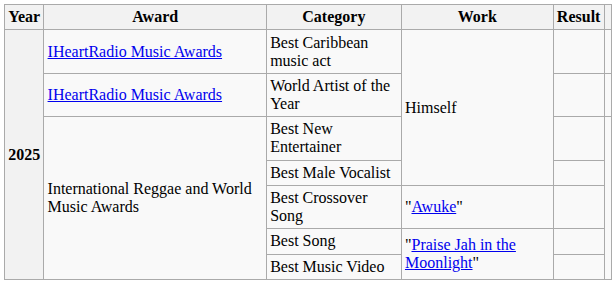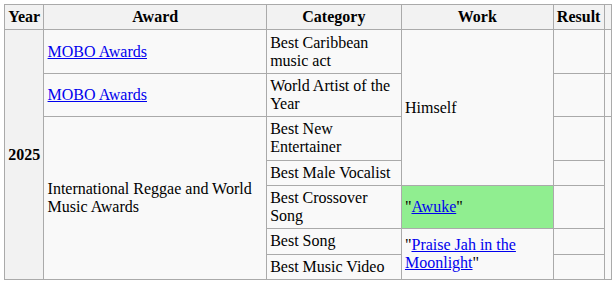(135, 51) IHeartRadio Music Awards -> (97, 51) MOBO Awards
(135, 94) IHeartRadio Music Awards -> (97, 94) MOBO Awards
(434, 207) no background -> (434, 207) lightgreen background
